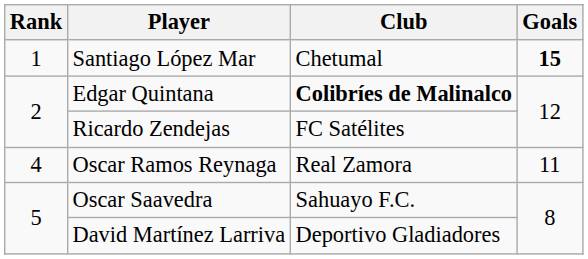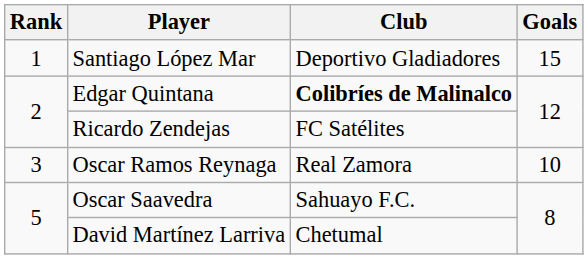(339, 57) Chetumal -> (398, 57) Deportivo Gladiadores
(550, 57) bold -> (550, 57) normal
(36, 164) 4 -> (36, 164) 3
(550, 164) 11 -> (550, 164) 10
(398, 235) Deportivo Gladiadores -> (339, 235) Chetumal
